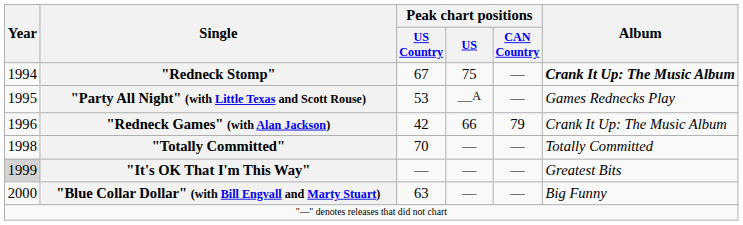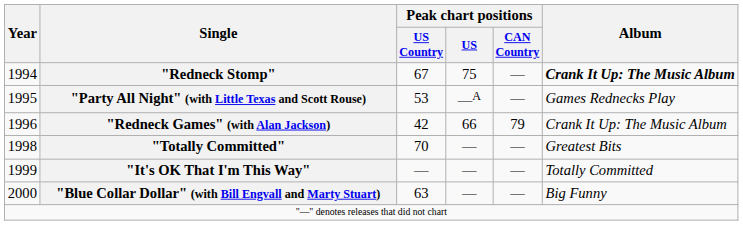(599, 147) Totally Committed -> (584, 147) Greatest Bits
(22, 170) lightgrey background -> (22, 170) no background
(584, 170) Greatest Bits -> (599, 170) Totally Committed
